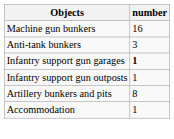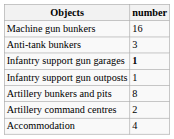+ row: (62, 110)
(135, 110) 1 -> (135, 126) 4
